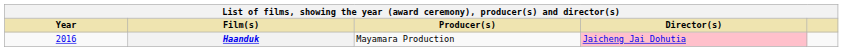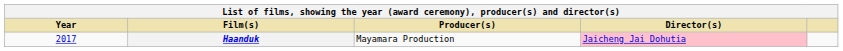(66, 39) 2016 -> (66, 39) 2017
